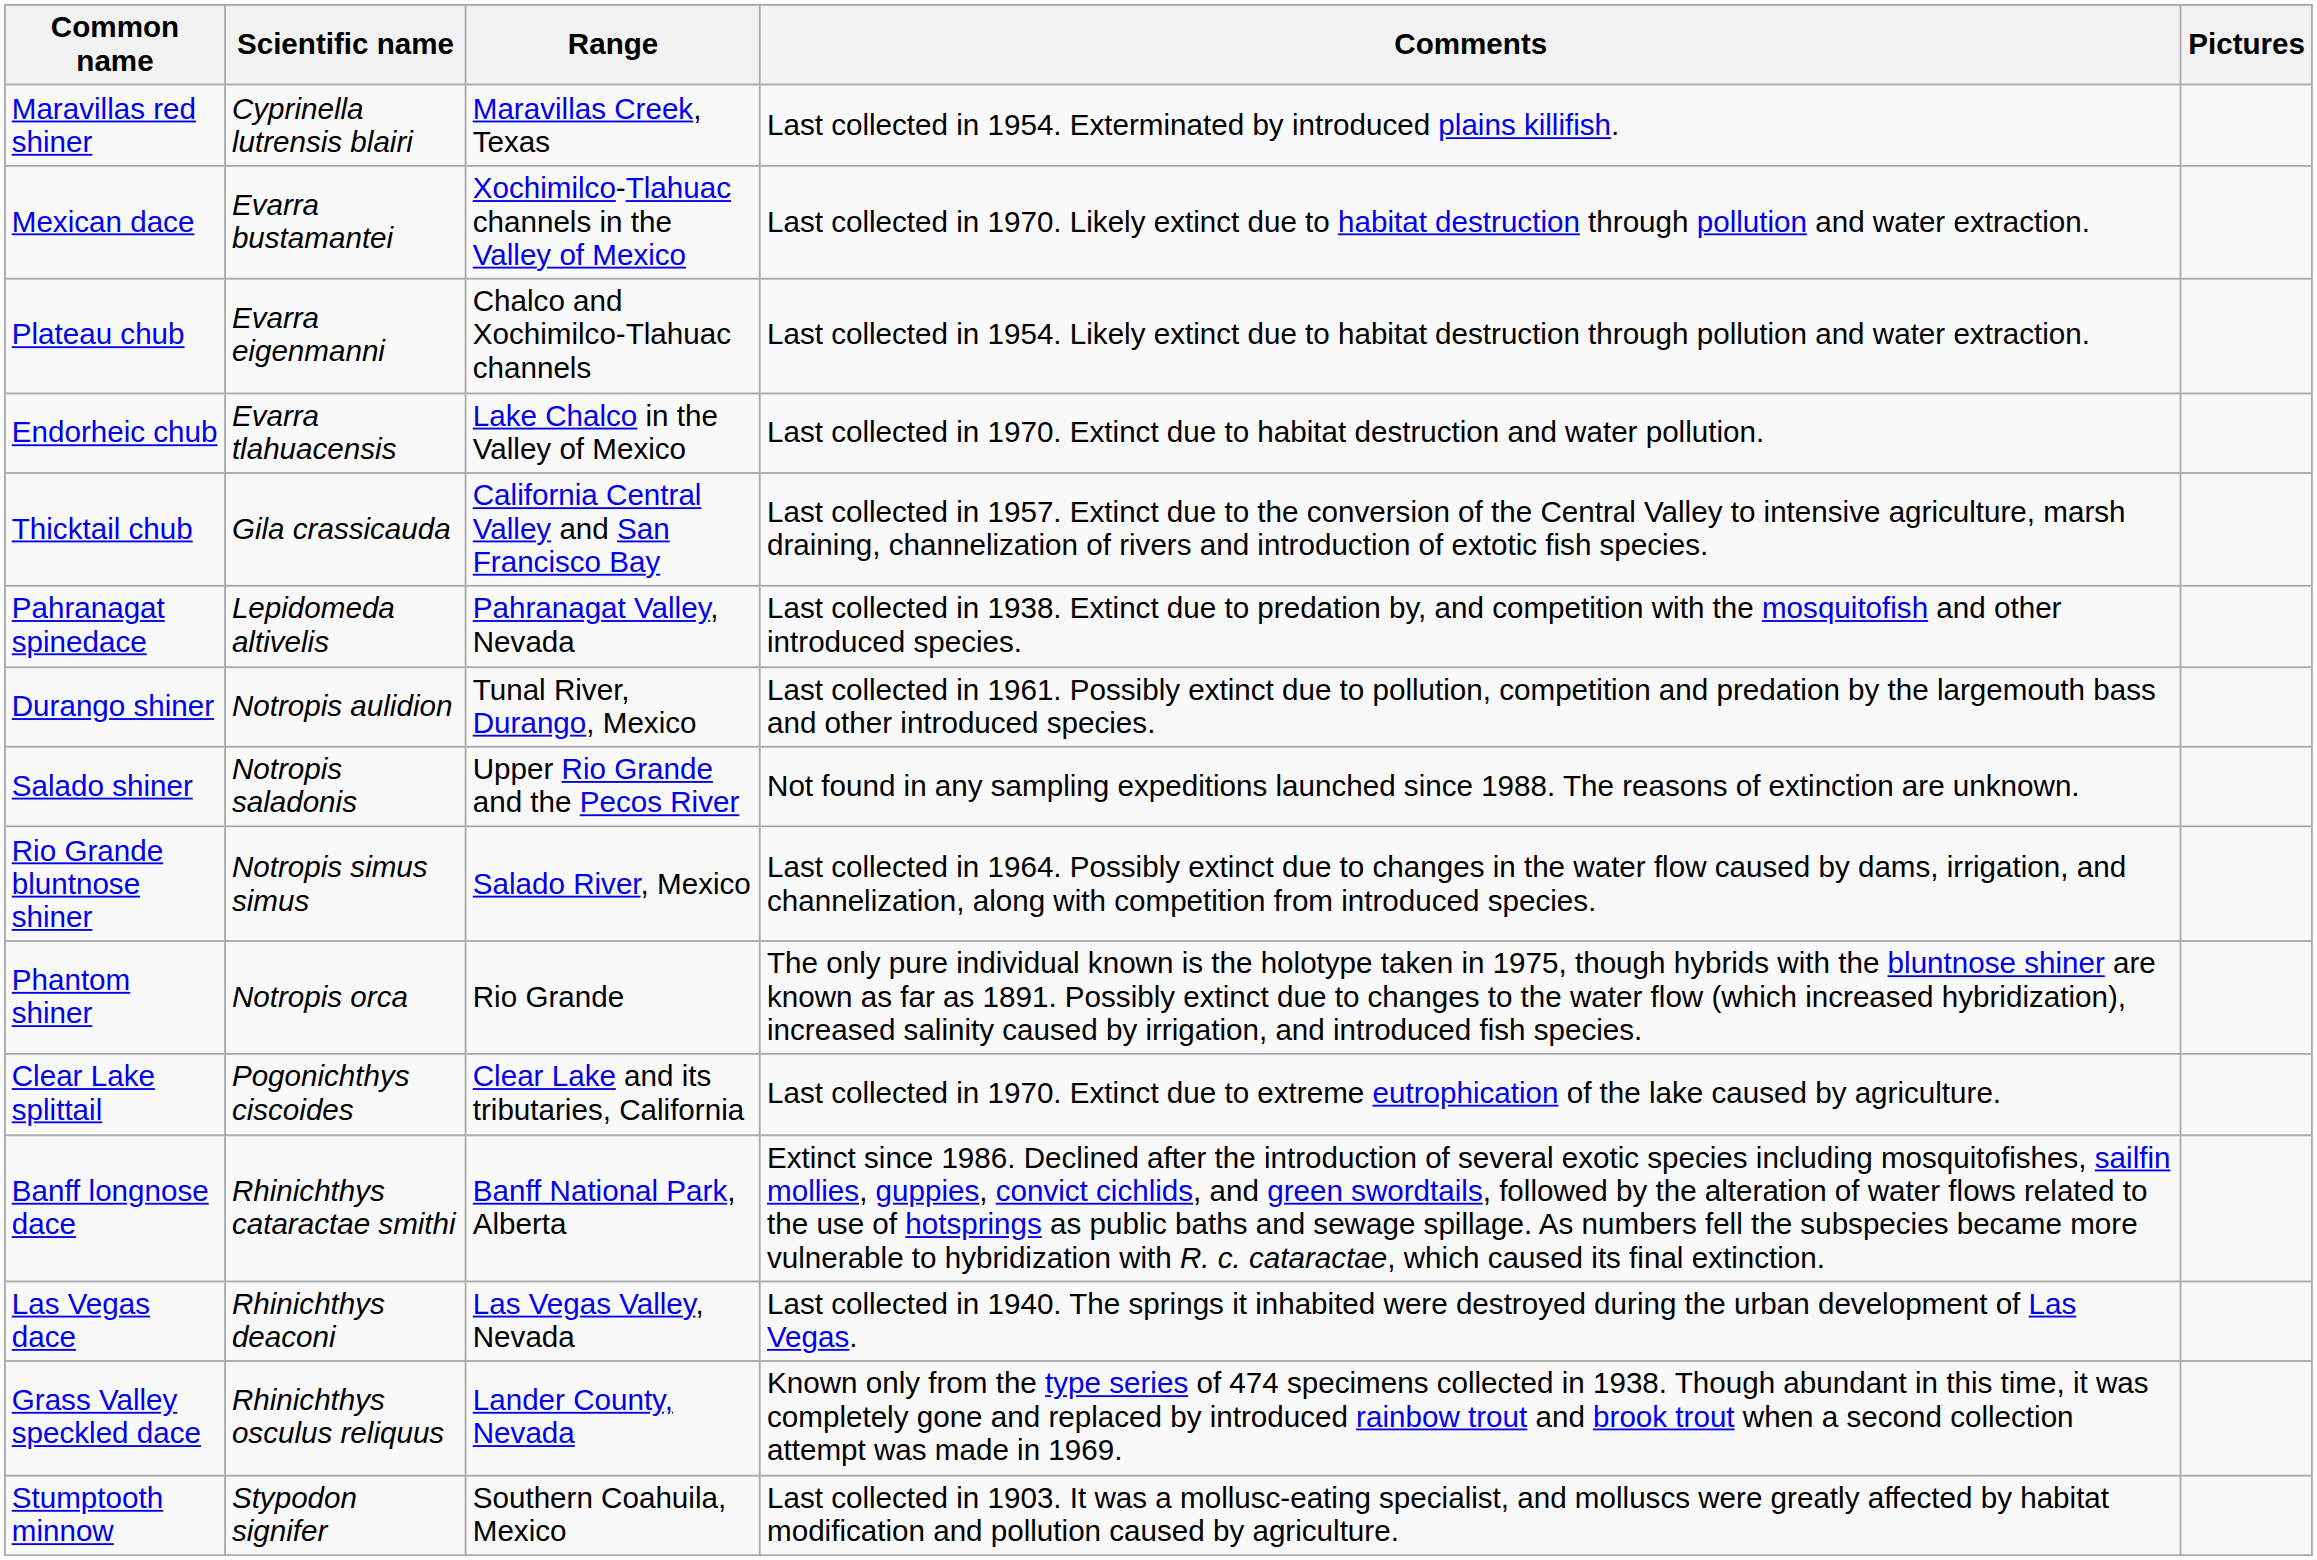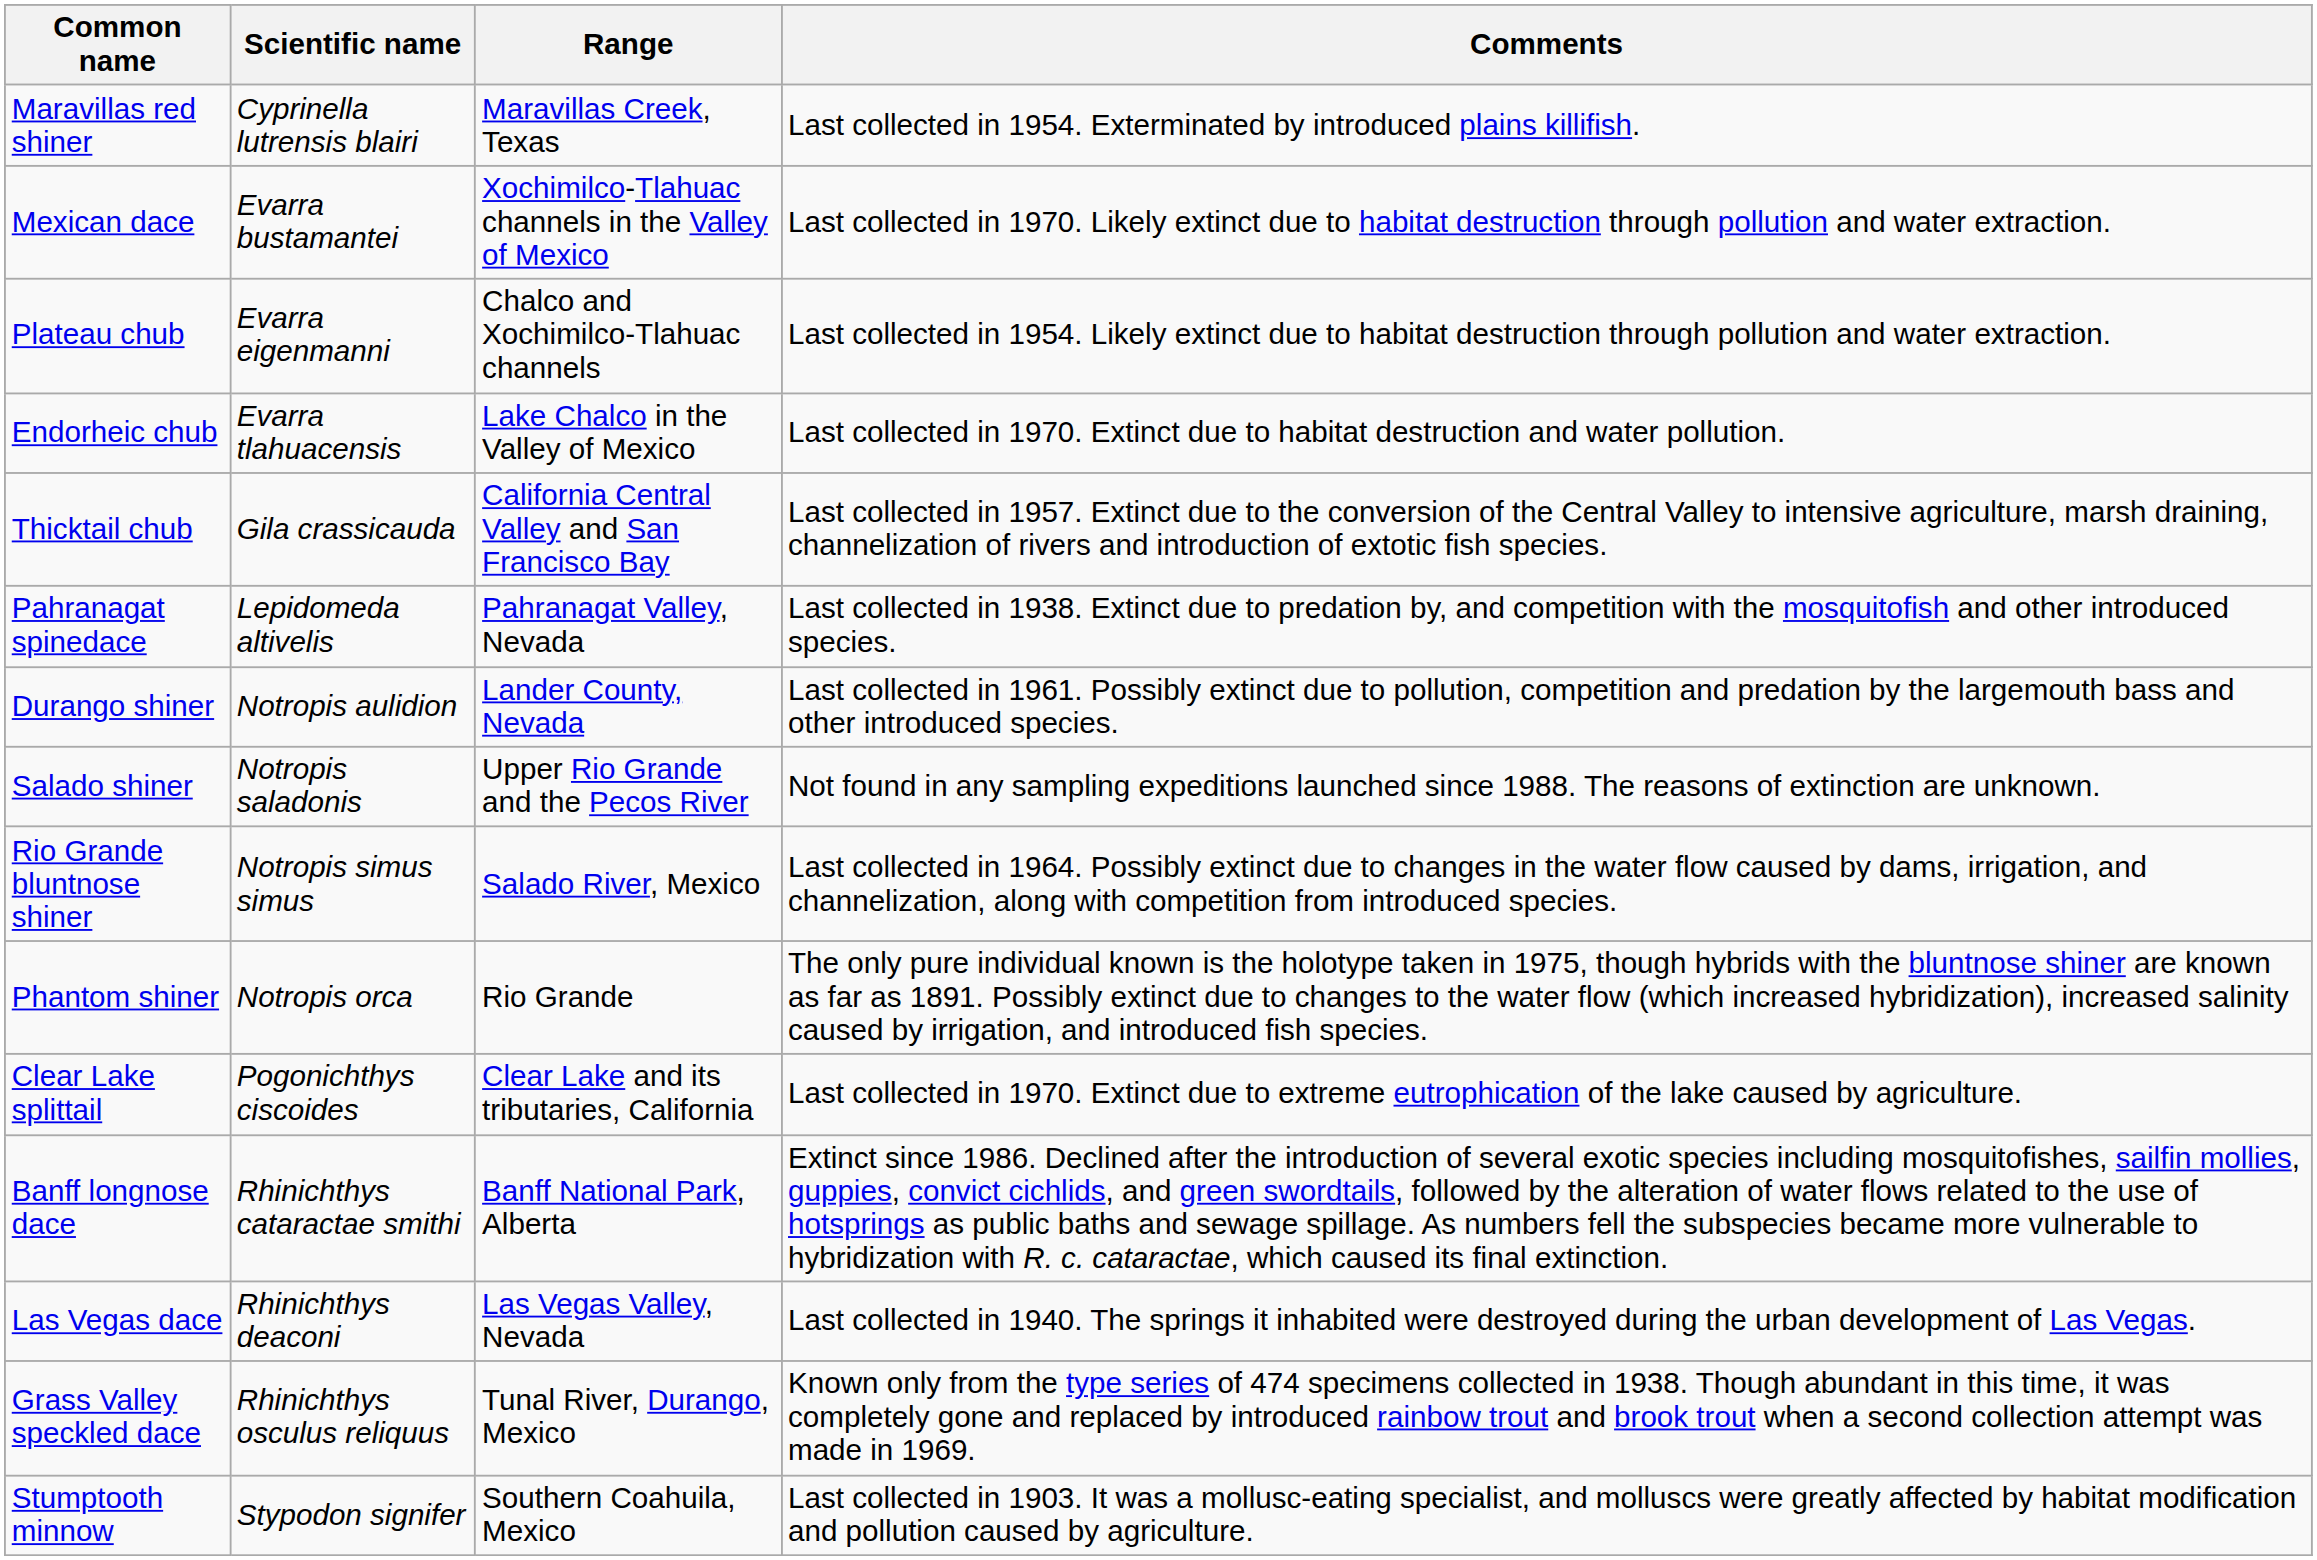- column: (2247, 44)
(585, 706) Tunal River, Durango, Mexico -> (582, 706) Lander County, Nevada
(573, 1417) Lander County, Nevada -> (626, 1417) Tunal River, Durango, Mexico
